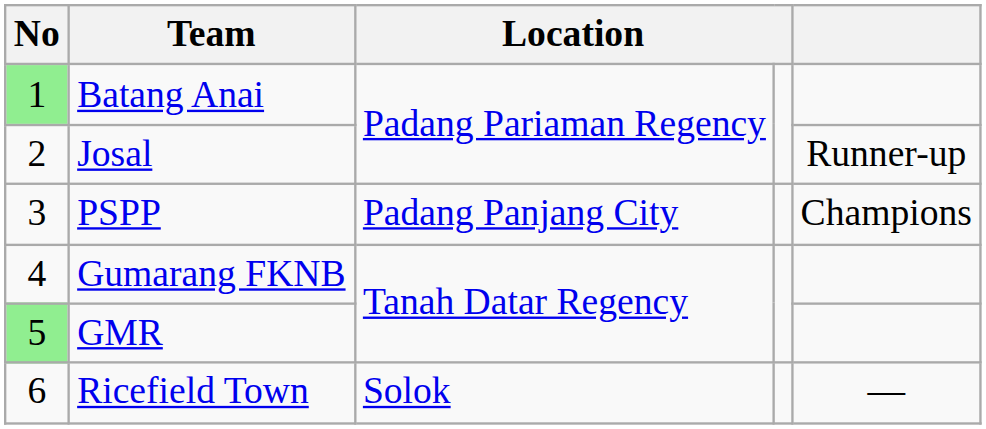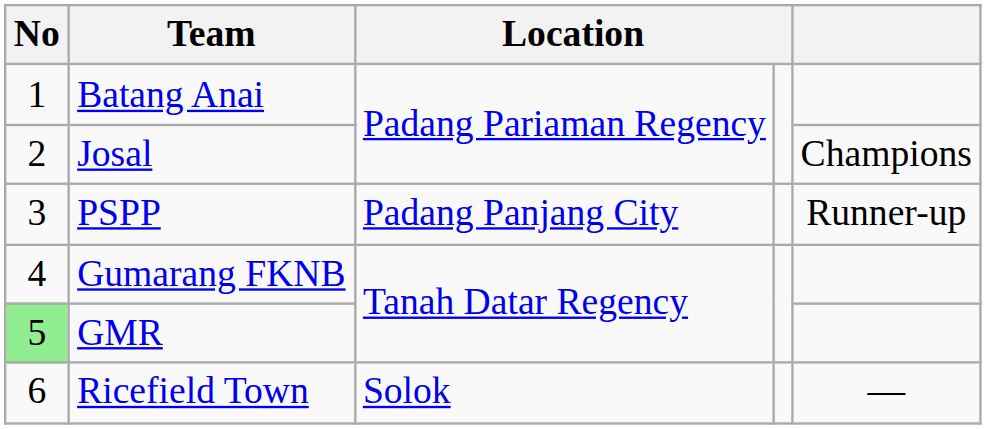(37, 93) lightgreen background -> (37, 93) no background
(886, 153) Runner-up -> (886, 153) Champions
(886, 213) Champions -> (886, 213) Runner-up
